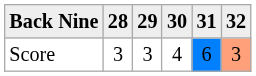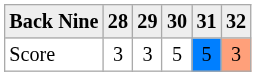(177, 54) 4 -> (177, 54) 5
(206, 54) 6 -> (206, 54) 5
